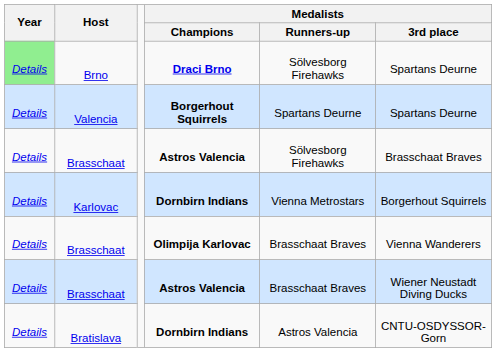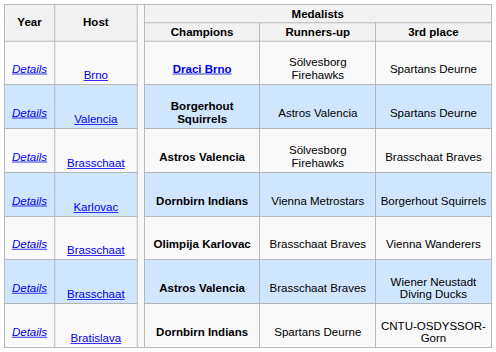(30, 69) lightgreen background -> (30, 69) no background
(318, 113) Spartans Deurne -> (318, 113) Astros Valencia
(318, 332) Astros Valencia -> (318, 332) Spartans Deurne
